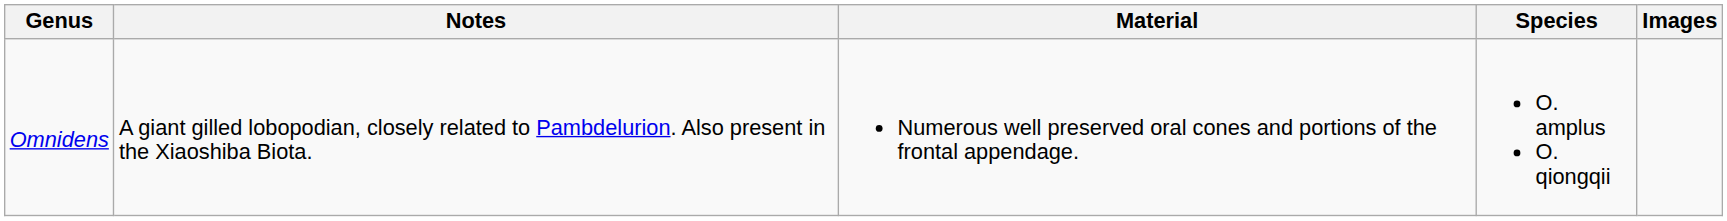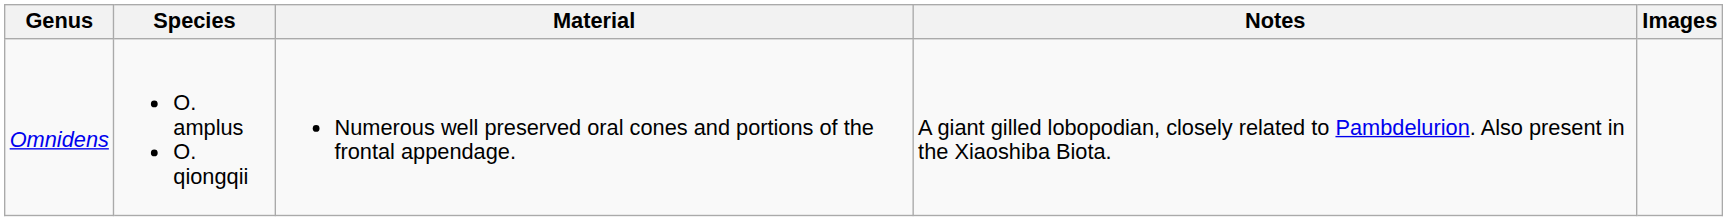columns swapped: (1557, 21) <-> (476, 21)
